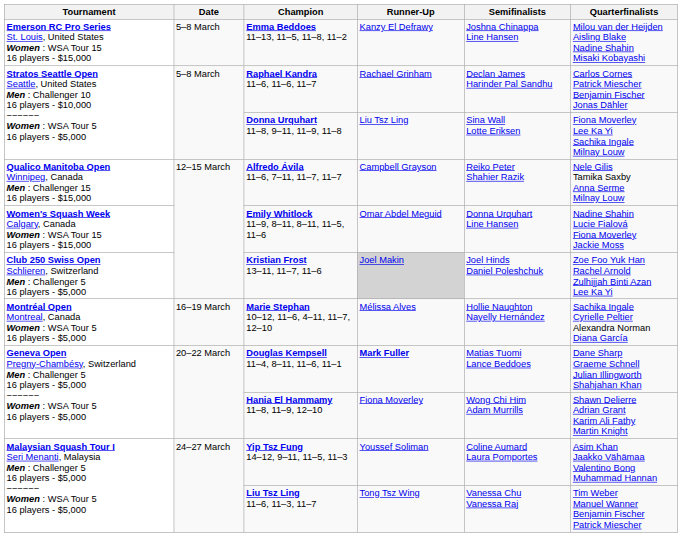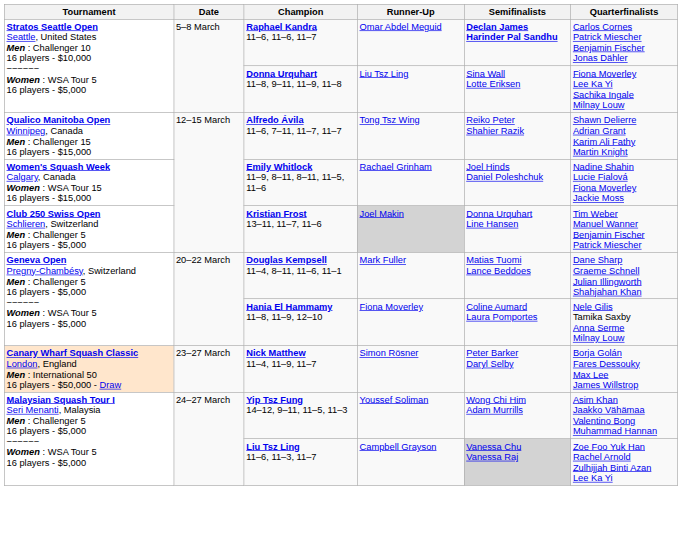- row: (297, 32)
(396, 73) Rachael Grinham -> (401, 27) Omar Abdel Meguid
(509, 79) normal -> (512, 32) bold
(398, 167) Campbell Grayson -> (390, 120) Tong Tsz Wing
(602, 182) Nele Gilis Tamika Saxby Anna Serme Milnay Louw -> (605, 136) Shawn Delierre Adrian Grant Karim Ali Fathy Martin Knight
(401, 213) Omar Abdel Meguid -> (396, 167) Rachael Grinham
(499, 219) Donna Urquhart Line Hansen -> (505, 172) Joel Hinds Daniel Poleshchuk
(505, 265) Joel Hinds Daniel Poleshchuk -> (499, 219) Donna Urquhart Line Hansen
(612, 276) Zoe Foo Yuk Han Rachel Arnold Zulhijjah Binti Azan Lee Ka Yi -> (609, 229) Tim Weber Manuel Wanner Benjamin Fischer Patrick Miescher
- row: (298, 317)
(384, 353) bold -> (383, 260) normal
(496, 405) Wong Chi Him Adam Murrills -> (502, 312) Coline Aumard Laura Pomportes
(605, 416) Shawn Delierre Adrian Grant Karim Ali Fathy Martin Knight -> (602, 322) Nele Gilis Tamika Saxby Anna Serme Milnay Louw
+ row: (281, 358)
(502, 452) Coline Aumard Laura Pomportes -> (496, 405) Wong Chi Him Adam Murrills
(390, 493) Tong Tsz Wing -> (398, 446) Campbell Grayson
(494, 498) no background -> (494, 452) lightgrey background
(609, 509) Tim Weber Manuel Wanner Benjamin Fischer Patrick Miescher -> (612, 462) Zoe Foo Yuk Han Rachel Arnold Zulhijjah Binti Azan Lee Ka Yi
